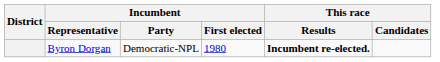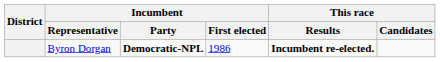(161, 48) normal -> (163, 48) bold
(215, 48) 1980 -> (219, 48) 1986
